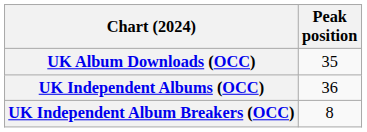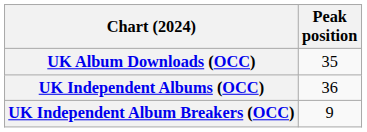(330, 113) 8 -> (330, 113) 9
